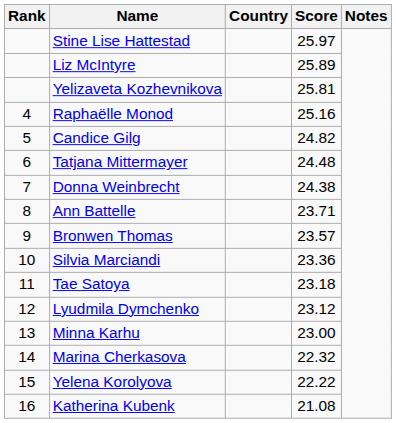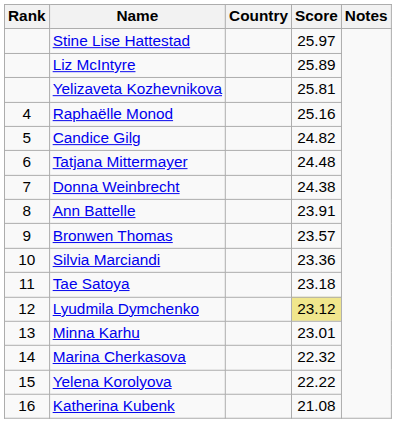(316, 211) 23.71 -> (316, 211) 23.91
(316, 308) no background -> (316, 308) khaki background
(316, 333) 23.00 -> (316, 333) 23.01
